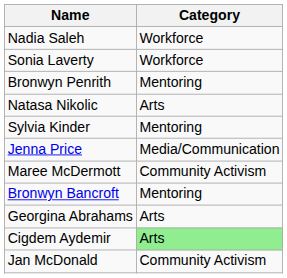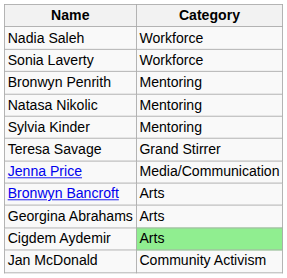(152, 104) Arts -> (171, 104) Mentoring
+ row: (55, 149)
- row: (64, 171)
(171, 194) Mentoring -> (152, 194) Arts
